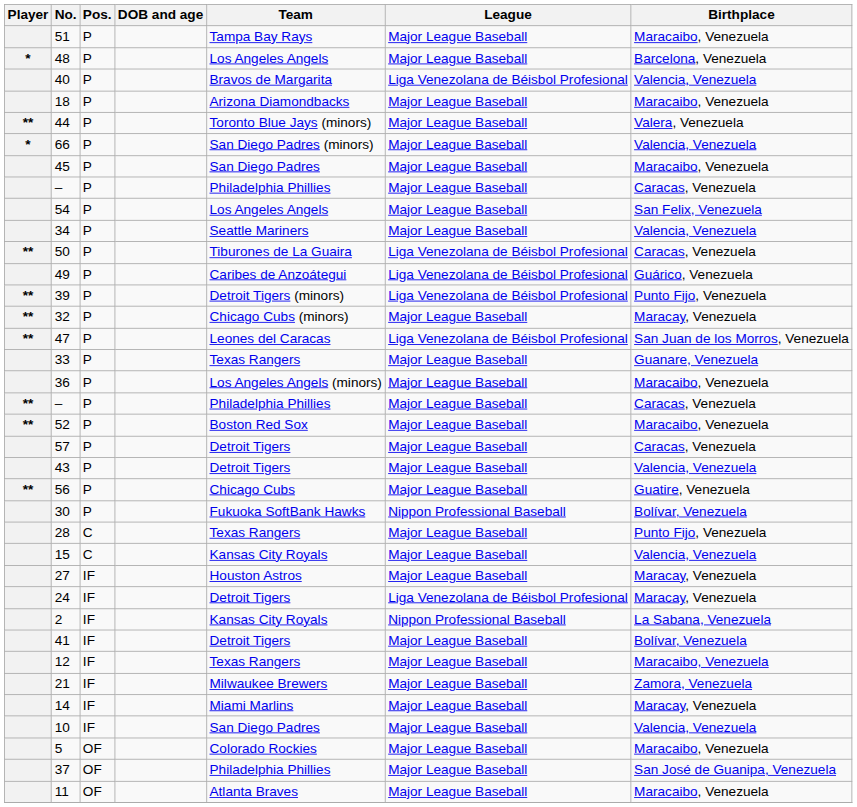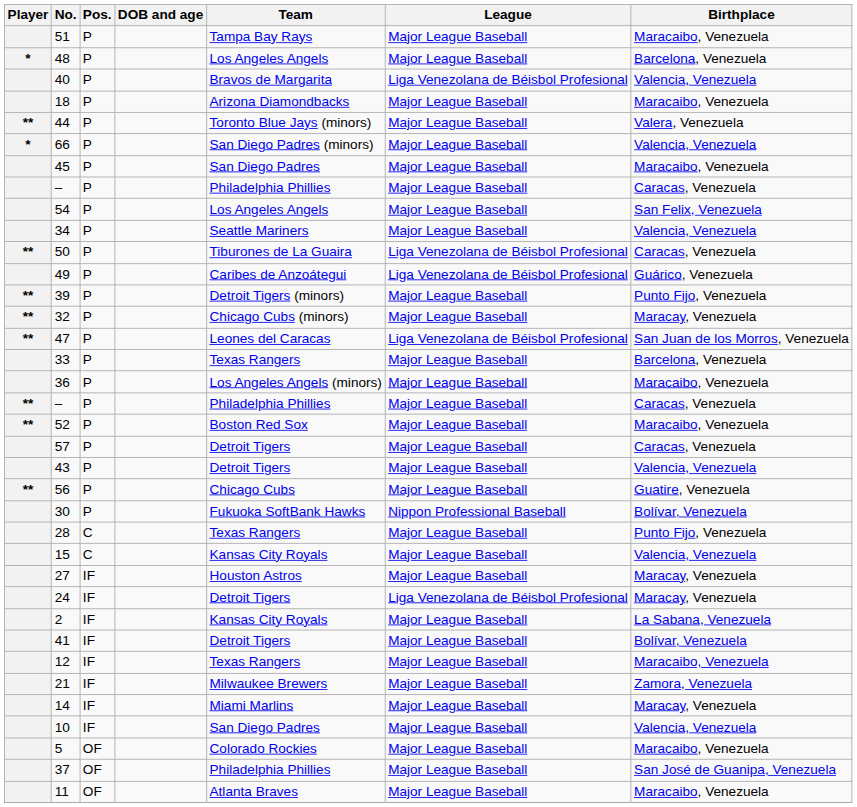(508, 295) Liga Venezolana de Béisbol Profesional -> (458, 295) Major League Baseball
(696, 360) Guanare, Venezuela -> (700, 360) Barcelona, Venezuela
(477, 619) Nippon Professional Baseball -> (458, 619) Major League Baseball
